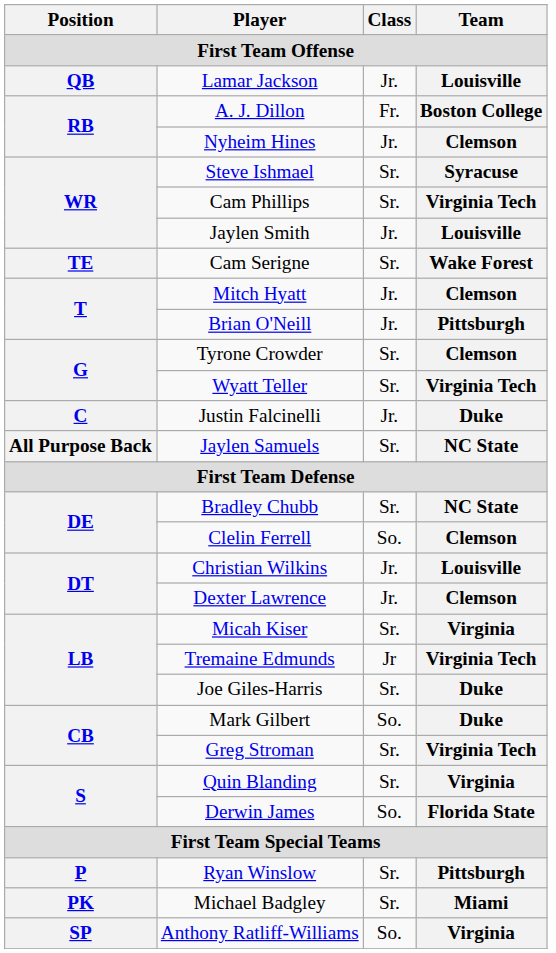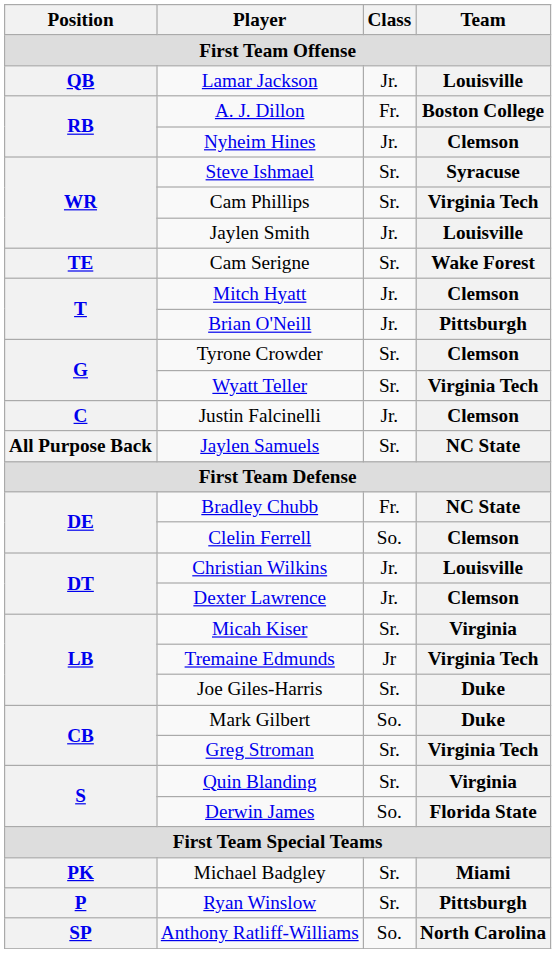(481, 415) Duke -> (483, 415) Clemson
(389, 506) Sr. -> (389, 506) Fr.
rows swapped: (260, 902) <-> (260, 872)
(481, 933) Virginia -> (483, 933) North Carolina
